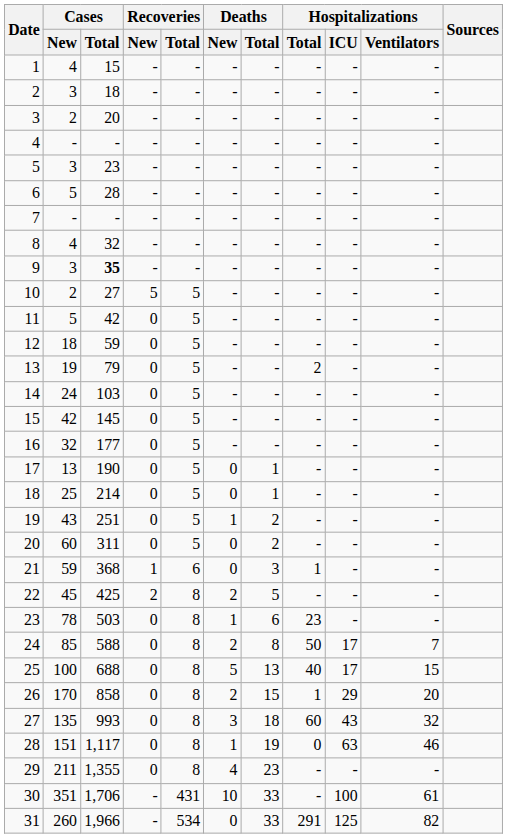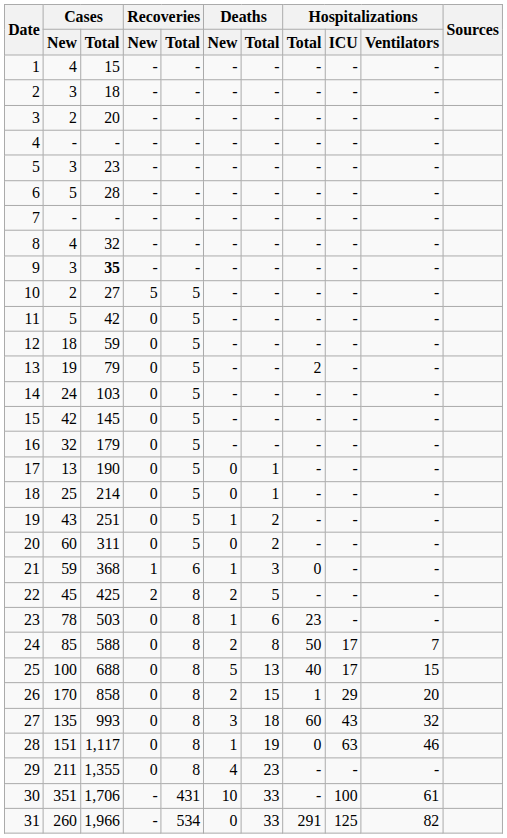(108, 444) 177 -> (108, 444) 179
(234, 569) 0 -> (234, 569) 1
(317, 569) 1 -> (317, 569) 0
